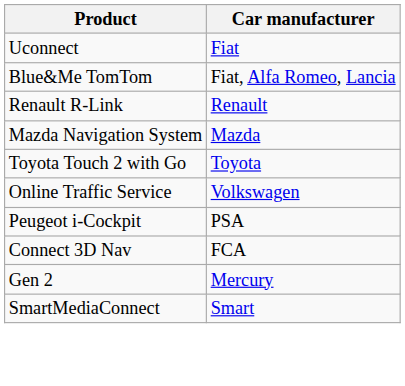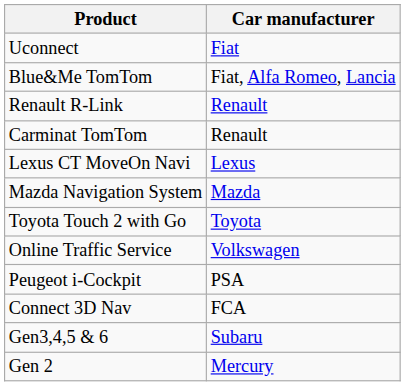+ row: (78, 134)
+ row: (100, 163)
+ row: (58, 337)
- row: (84, 308)
